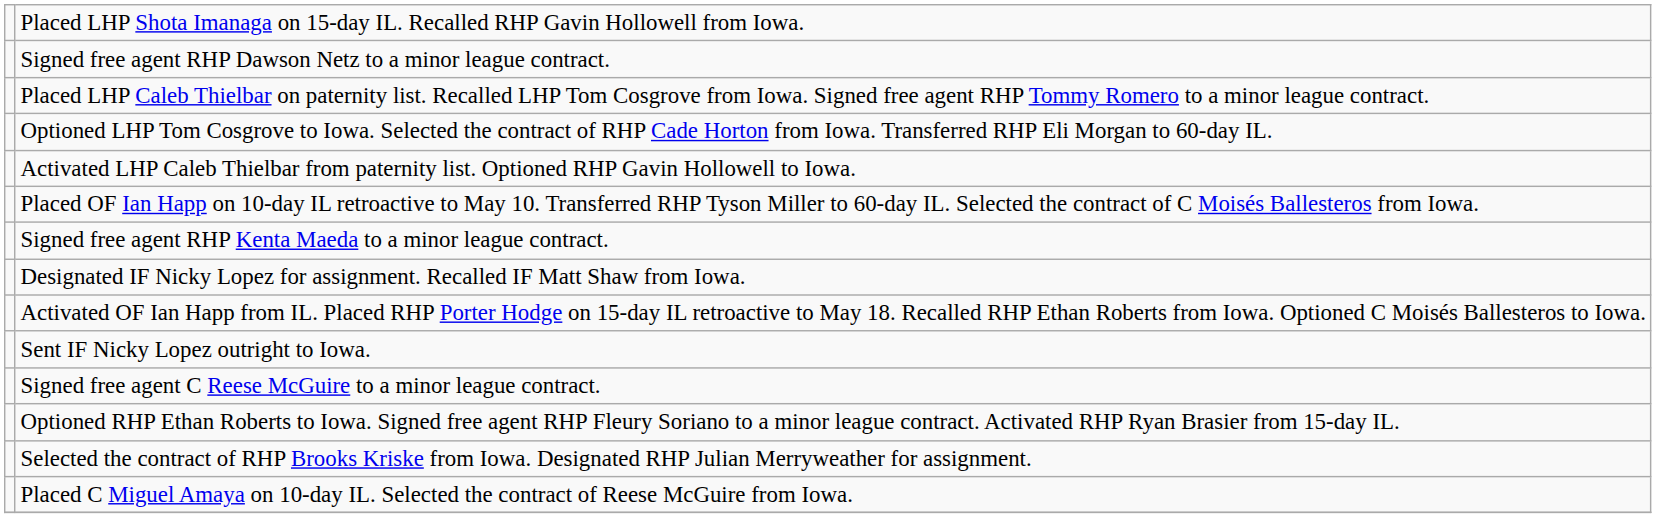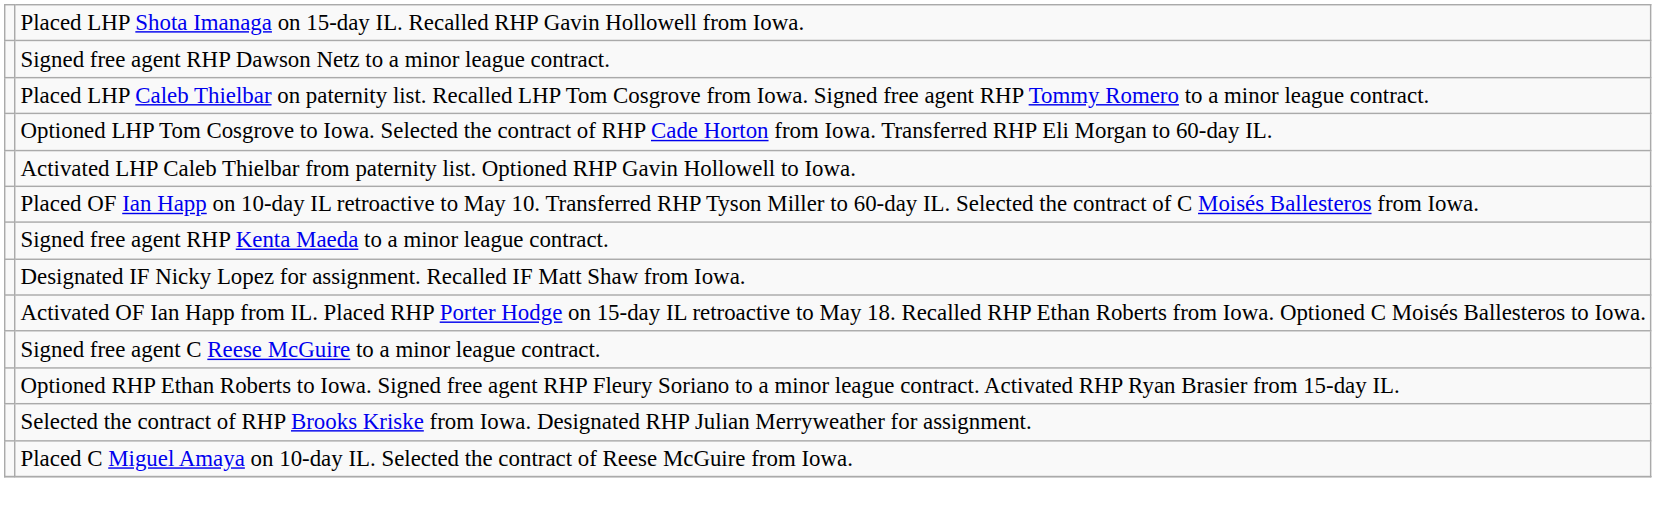- row: (196, 349)
